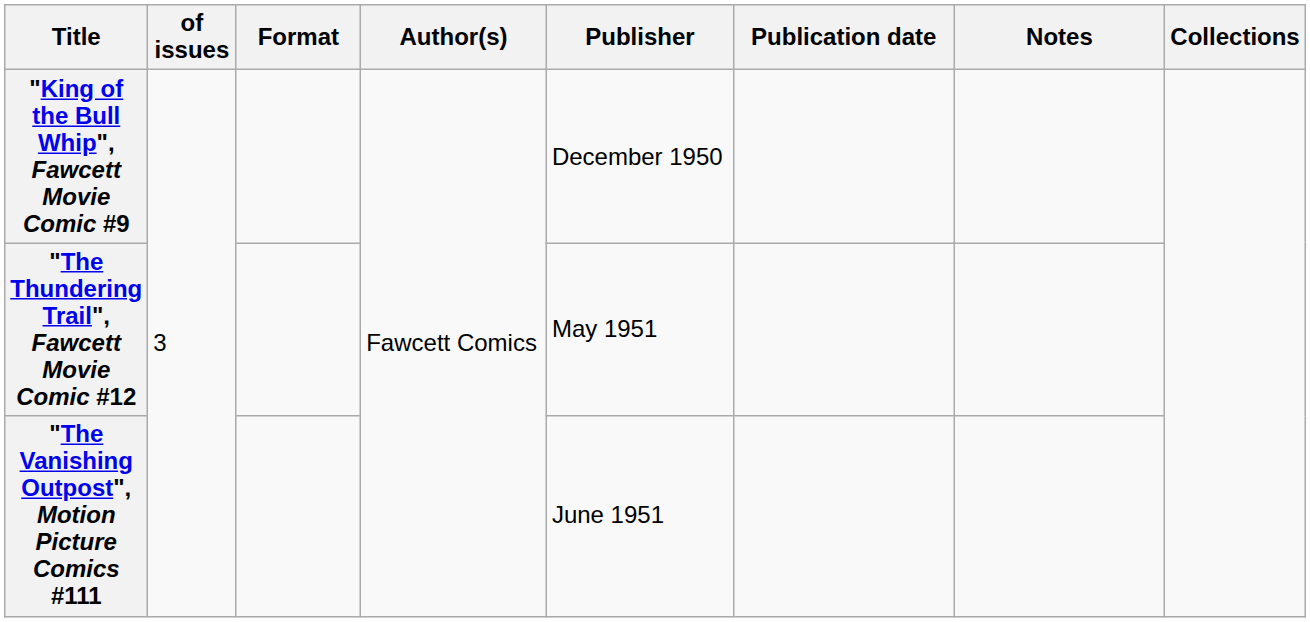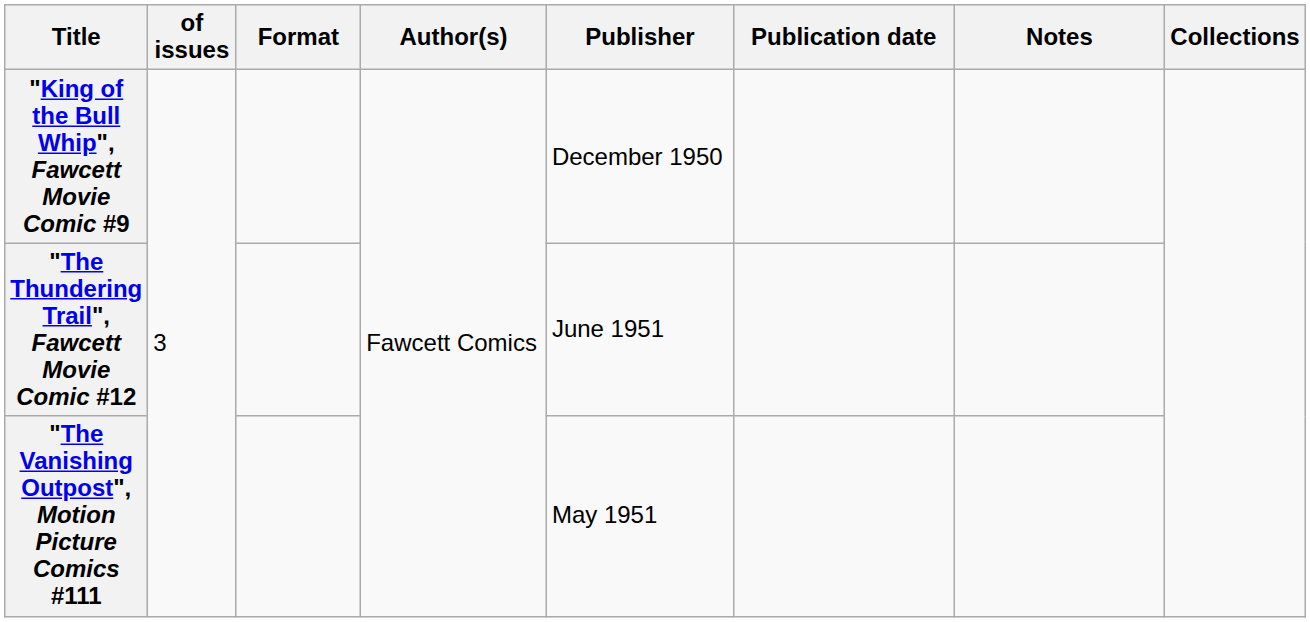(605, 329) May 1951 -> (608, 329) June 1951
(608, 515) June 1951 -> (605, 515) May 1951
